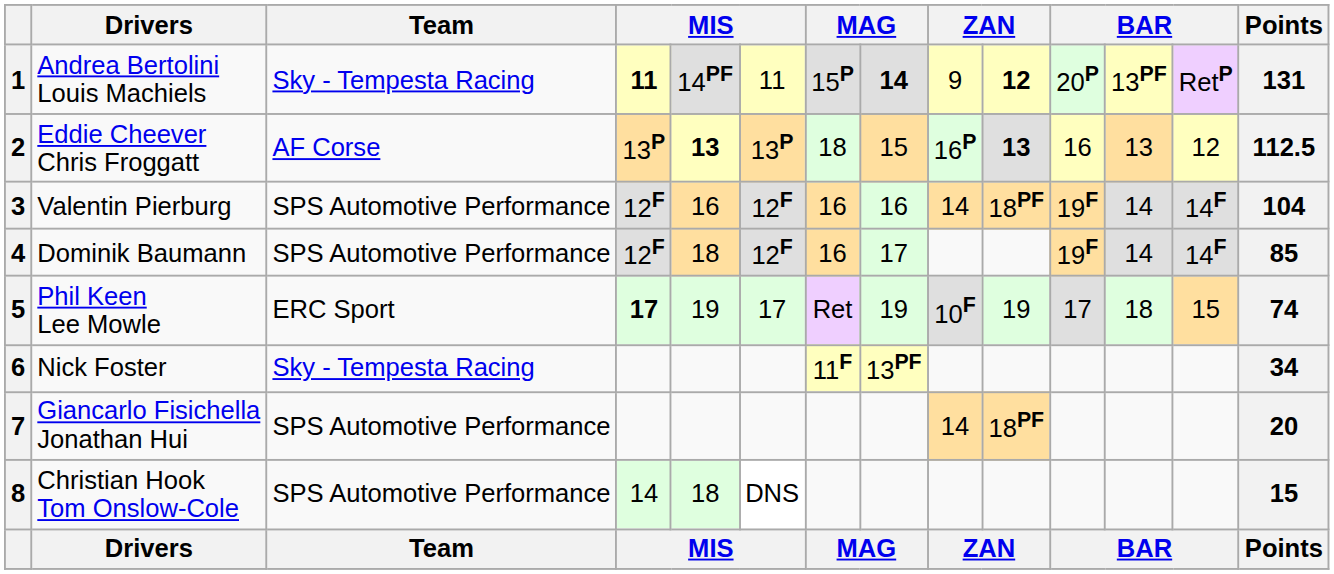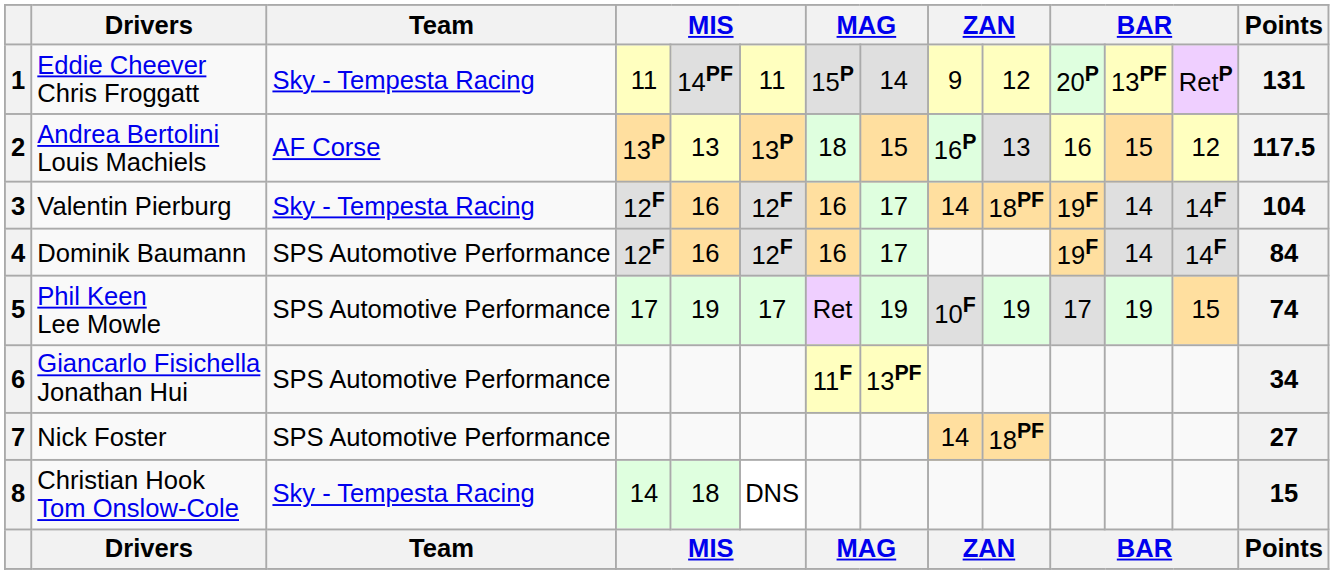(128, 79) Andrea Bertolini Louis Machiels -> (122, 79) Eddie Cheever Chris Froggatt
(644, 79) bold -> (644, 79) normal
(894, 79) bold -> (894, 79) normal
(1016, 79) bold -> (1016, 79) normal
(122, 148) Eddie Cheever Chris Froggatt -> (128, 148) Andrea Bertolini Louis Machiels
(705, 148) bold -> (705, 148) normal
(1016, 148) bold -> (1016, 148) normal
(1139, 148) 13 -> (1139, 148) 15
(1284, 148) 112.5 -> (1284, 148) 117.5
(441, 205) SPS Automotive Performance -> (404, 205) Sky - Tempesta Racing
(894, 205) 16 -> (894, 205) 17
(705, 252) 18 -> (705, 252) 16
(1284, 252) 85 -> (1284, 252) 84
(333, 310) ERC Sport -> (441, 310) SPS Automotive Performance
(644, 310) bold -> (644, 310) normal
(1139, 310) 18 -> (1139, 310) 19
(102, 368) Nick Foster -> (149, 378) Giancarlo Fisichella Jonathan Hui
(404, 368) Sky - Tempesta Racing -> (441, 378) SPS Automotive Performance
(149, 425) Giancarlo Fisichella Jonathan Hui -> (102, 436) Nick Foster
(1284, 425) 20 -> (1284, 436) 27
(441, 494) SPS Automotive Performance -> (404, 494) Sky - Tempesta Racing
